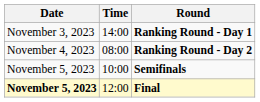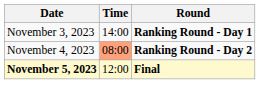(115, 50) no background -> (115, 50) lightsalmon background
- row: (160, 69)
